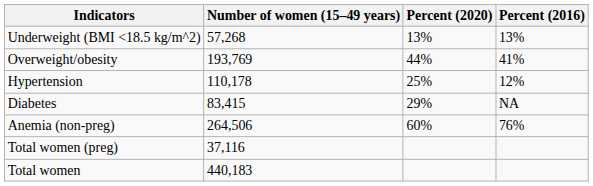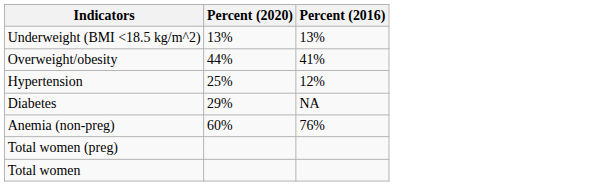- column: (304, 15)
